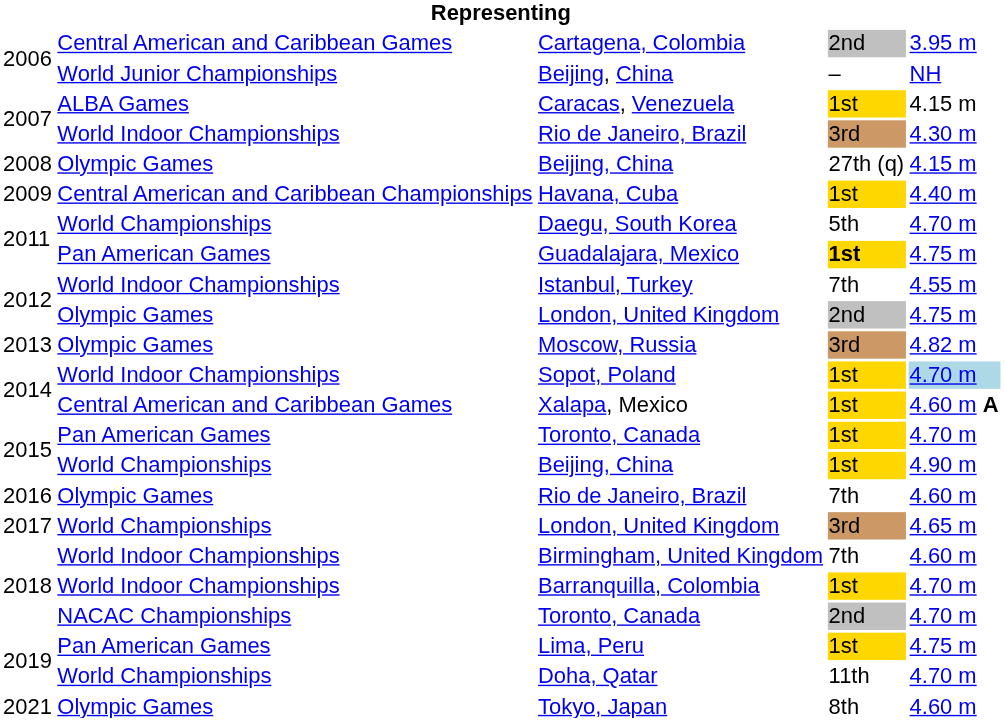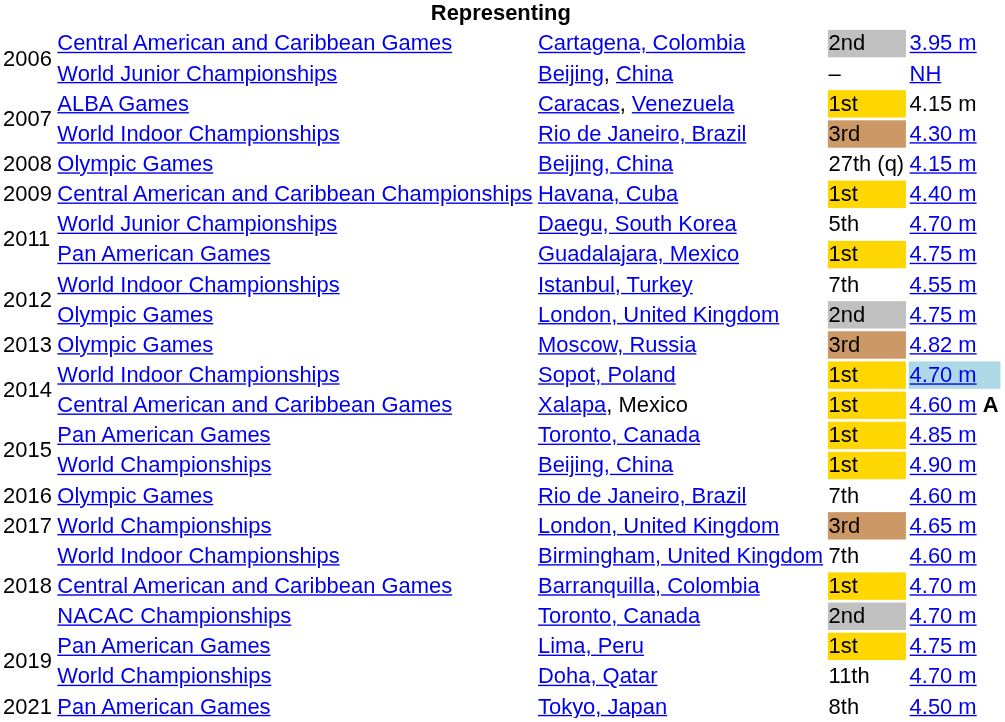(164, 224) World Championships -> (197, 224) World Junior Championships
(844, 254) bold -> (843, 254) normal
(943, 435) 4.70 m -> (943, 435) 4.85 m
(198, 585) World Indoor Championships -> (255, 585) Central American and Caribbean Games
(135, 706) Olympic Games -> (164, 706) Pan American Games
(943, 706) 4.60 m -> (943, 706) 4.50 m
